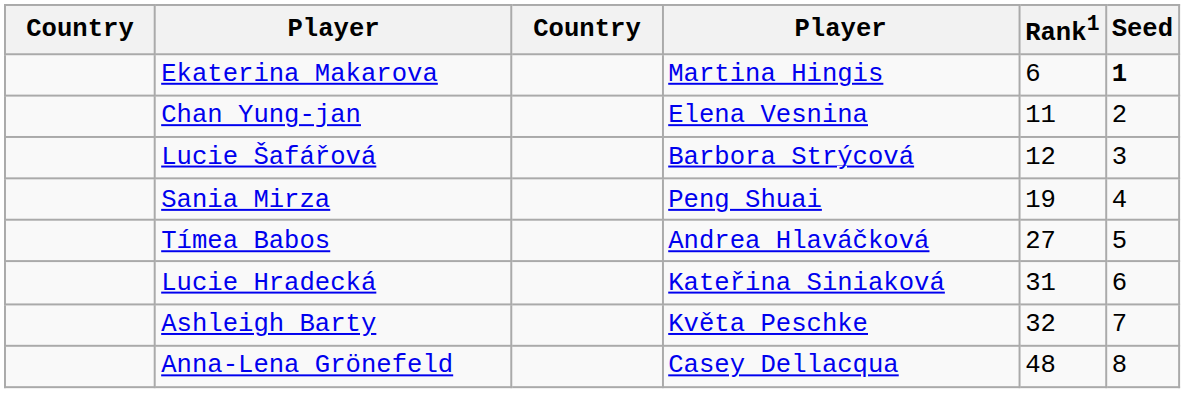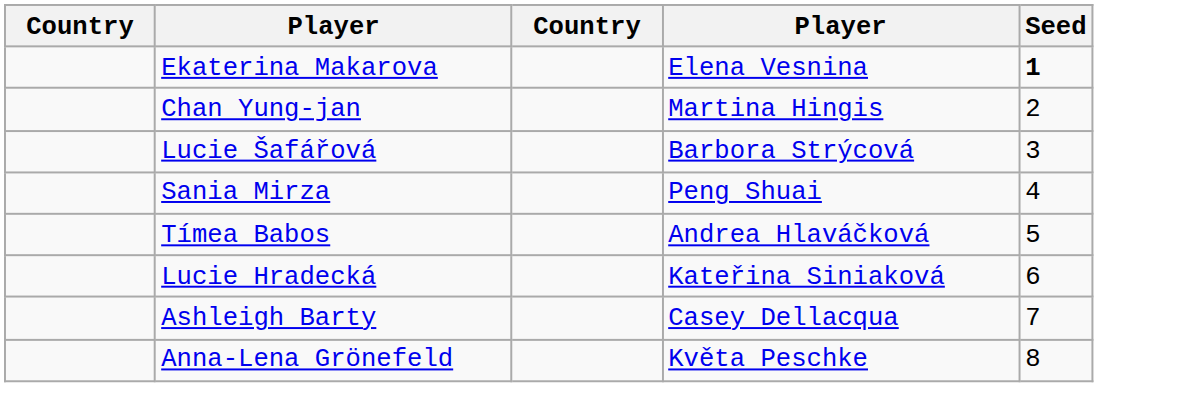- column: (1062, 29)
(776, 74) Martina Hingis -> (768, 68) Elena Vesnina
(768, 116) Elena Vesnina -> (776, 109) Martina Hingis
(768, 325) Květa Peschke -> (783, 318) Casey Dellacqua
(783, 366) Casey Dellacqua -> (768, 360) Květa Peschke
